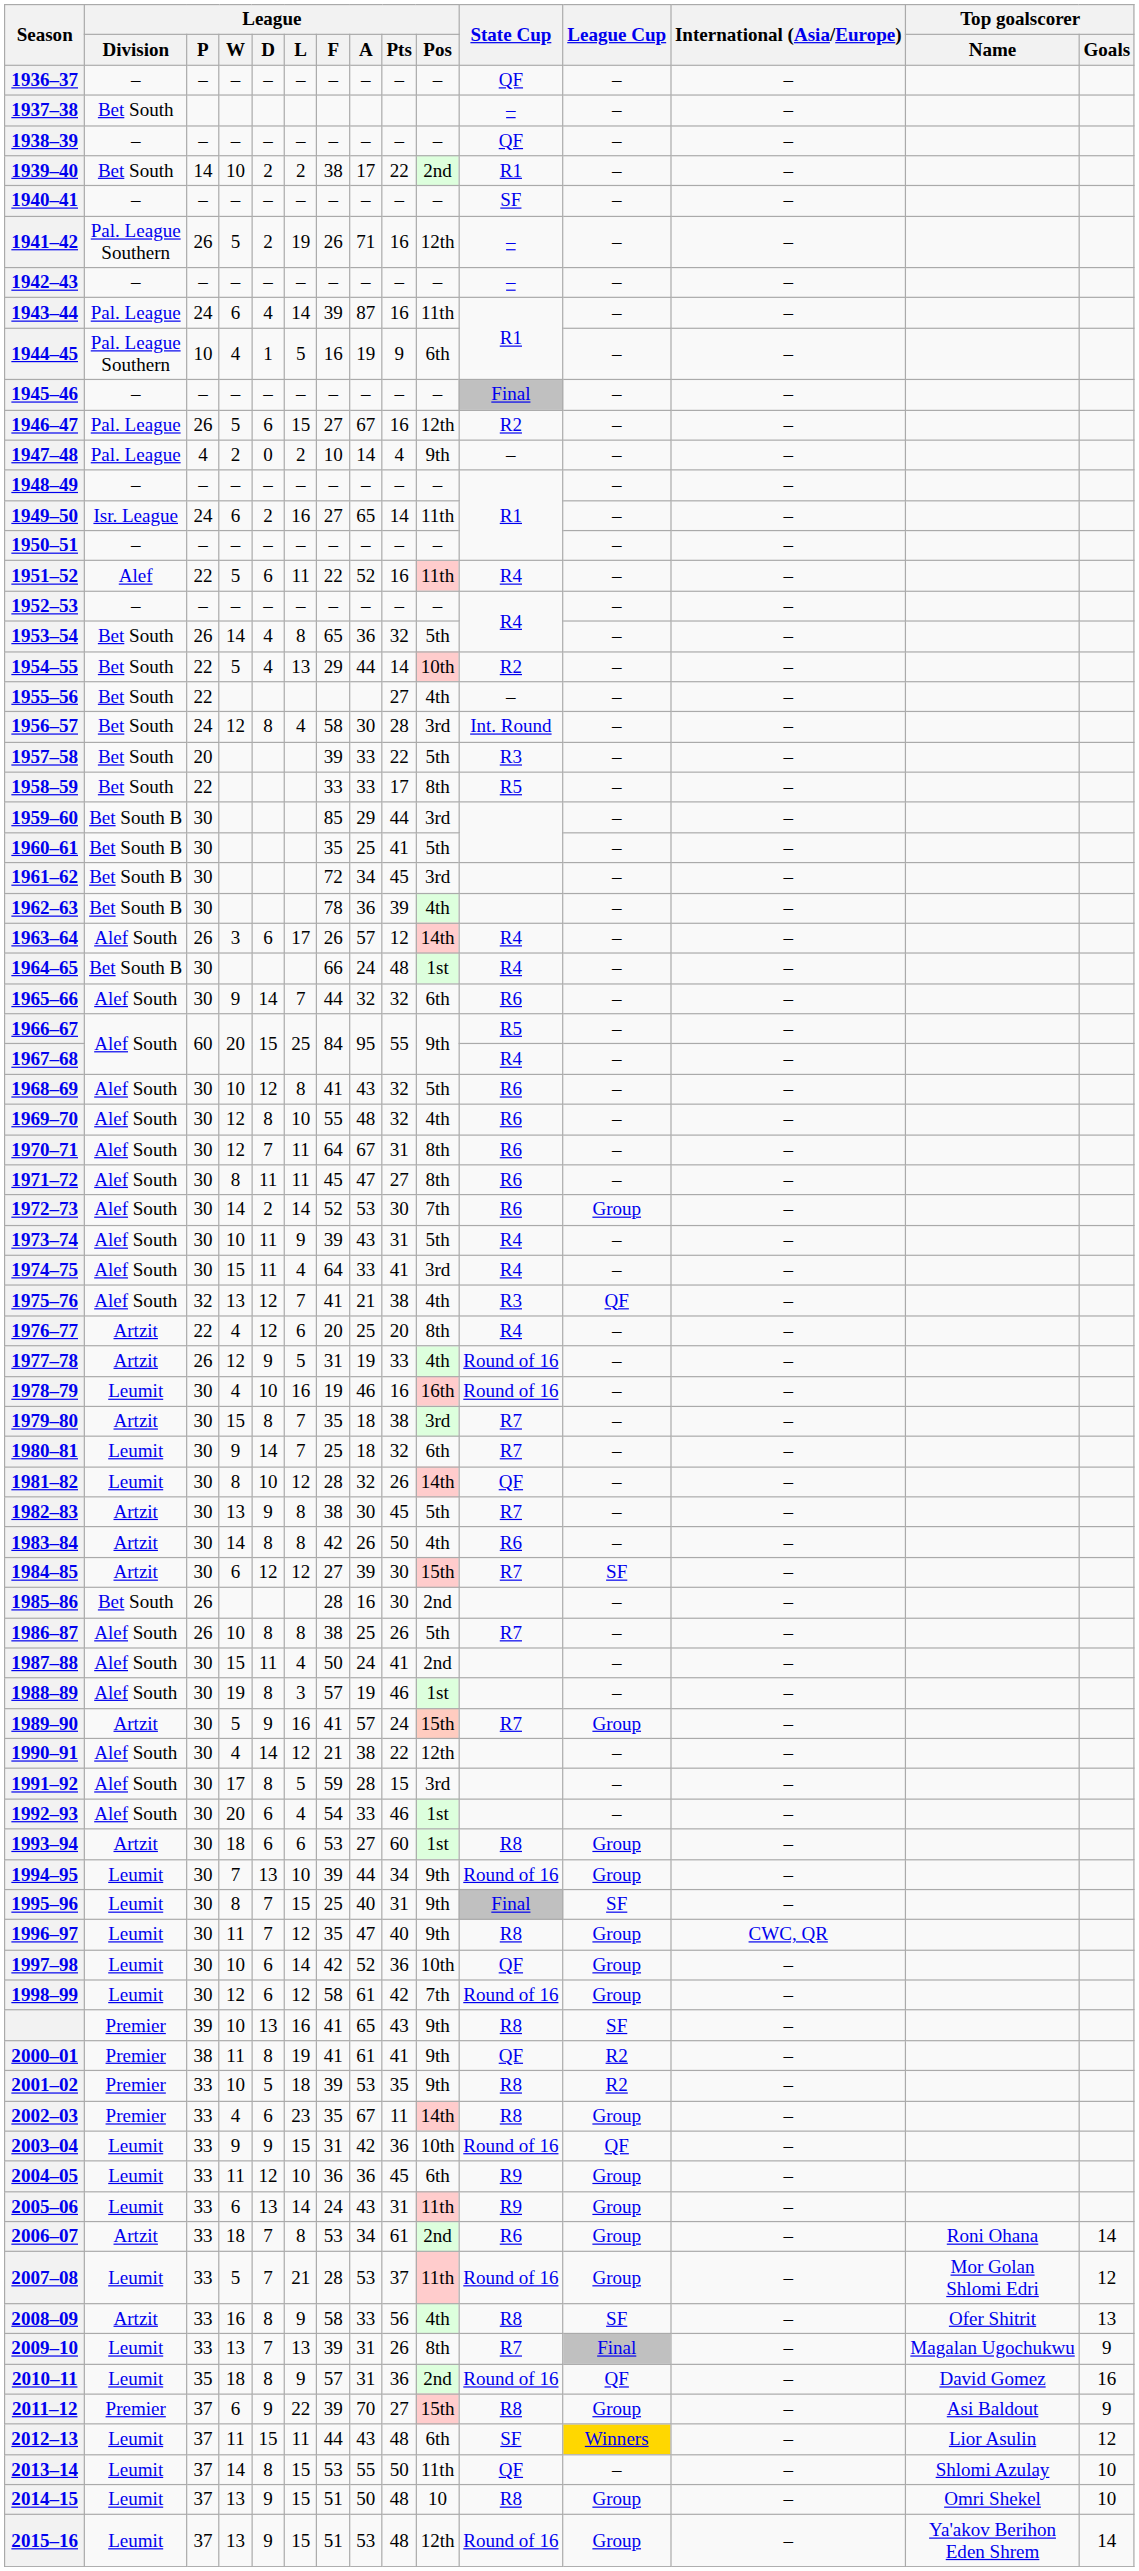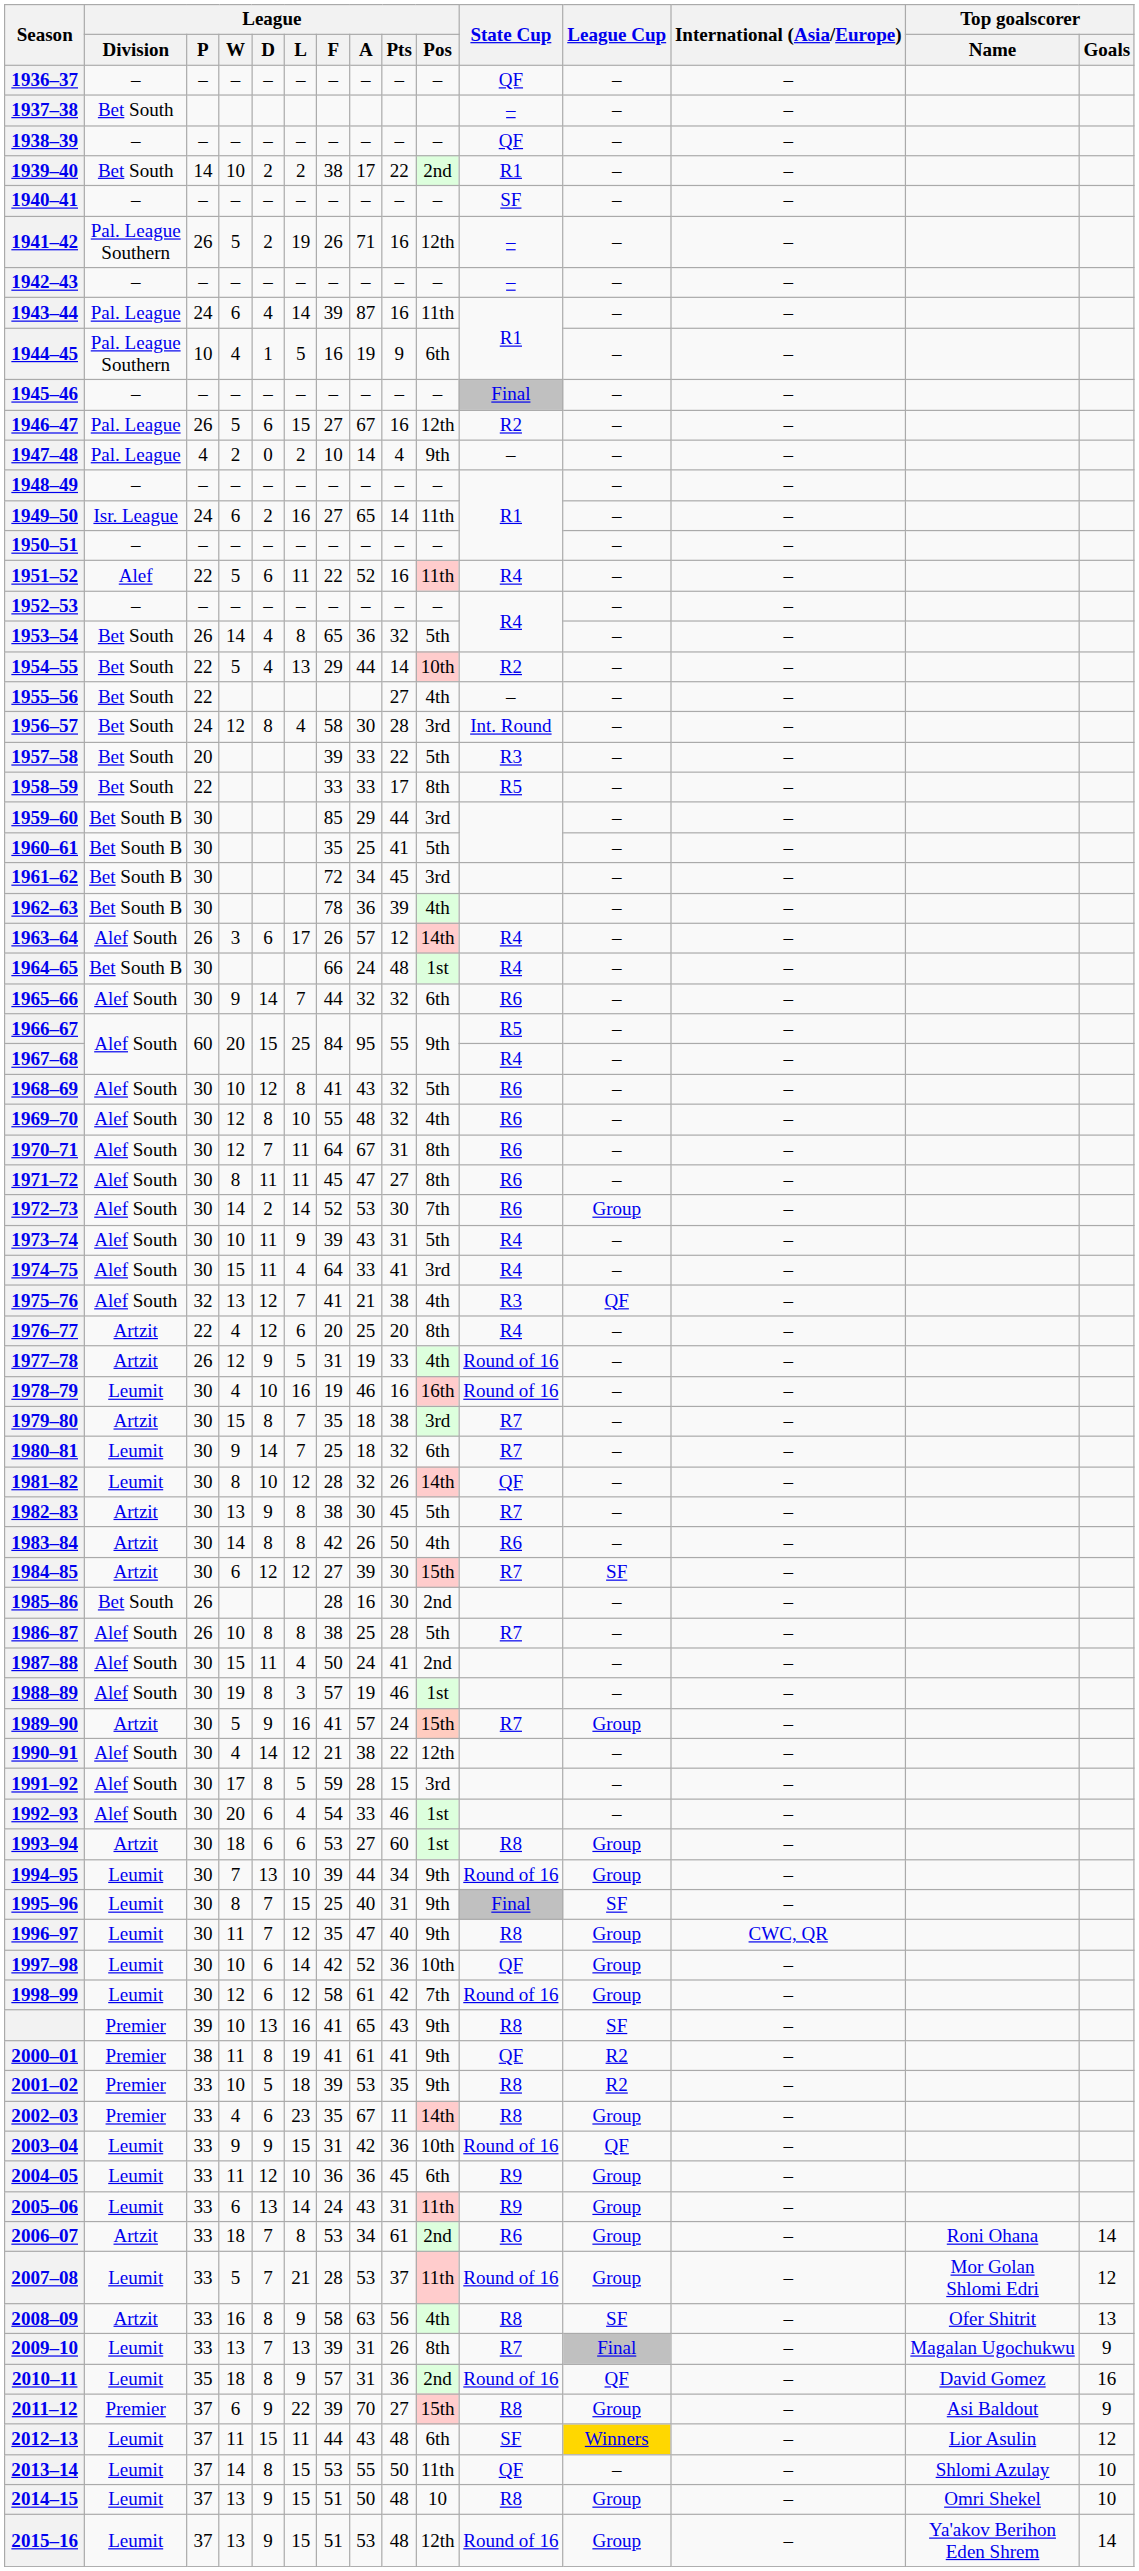(399, 1632) 26 -> (399, 1632) 28
(366, 2318) 33 -> (366, 2318) 63
